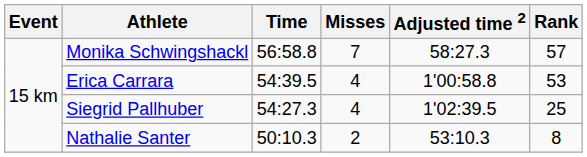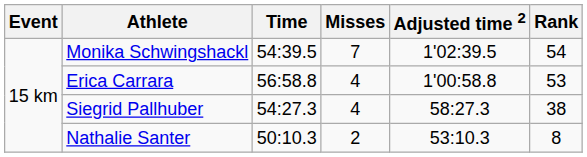(287, 52) 56:58.8 -> (287, 52) 54:39.5
(460, 52) 58:27.3 -> (460, 52) 1'02:39.5
(556, 52) 57 -> (556, 52) 54
(287, 81) 54:39.5 -> (287, 81) 56:58.8
(460, 109) 1'02:39.5 -> (460, 109) 58:27.3
(556, 109) 25 -> (556, 109) 38
